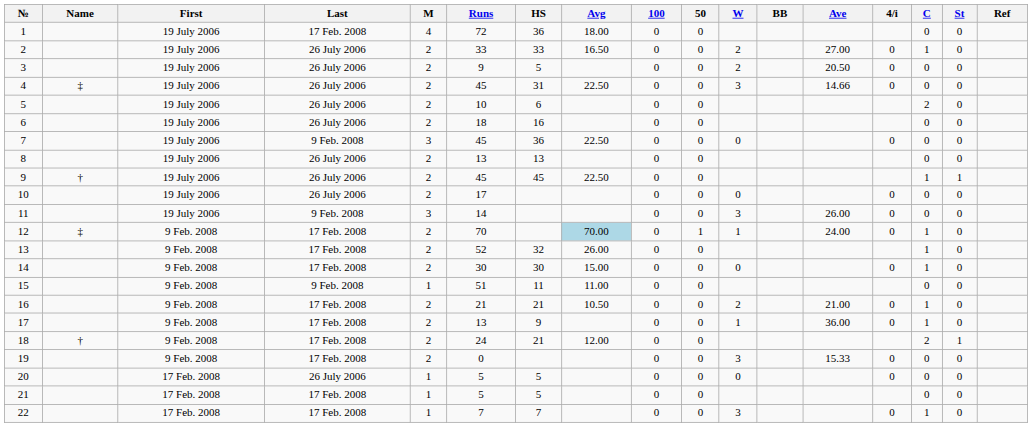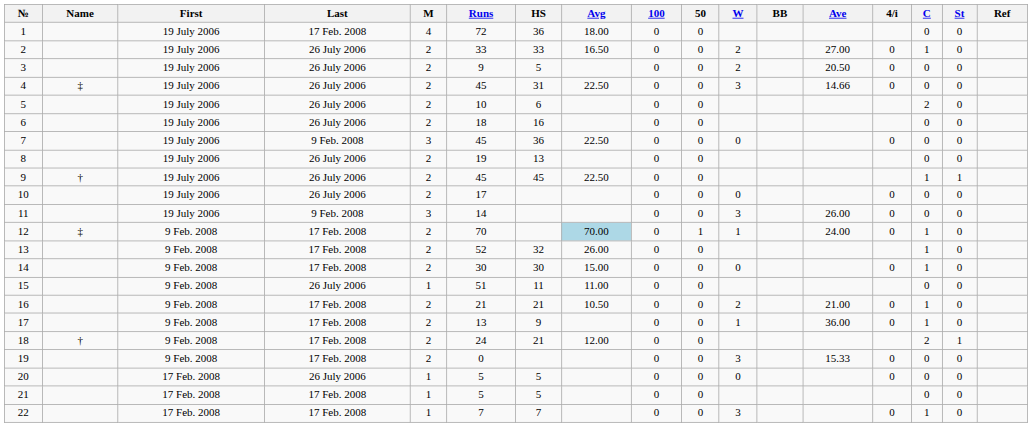(481, 158) 13 -> (481, 158) 19
(337, 285) 9 Feb. 2008 -> (337, 285) 26 July 2006
